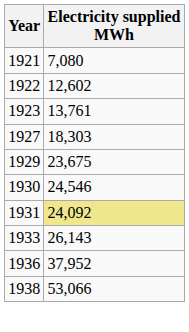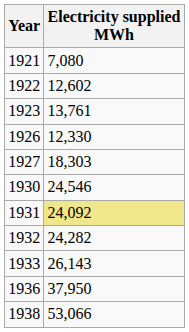+ row: (24, 136)
- row: (24, 162)
+ row: (24, 238)
(70, 263) 37,952 -> (70, 288) 37,950
